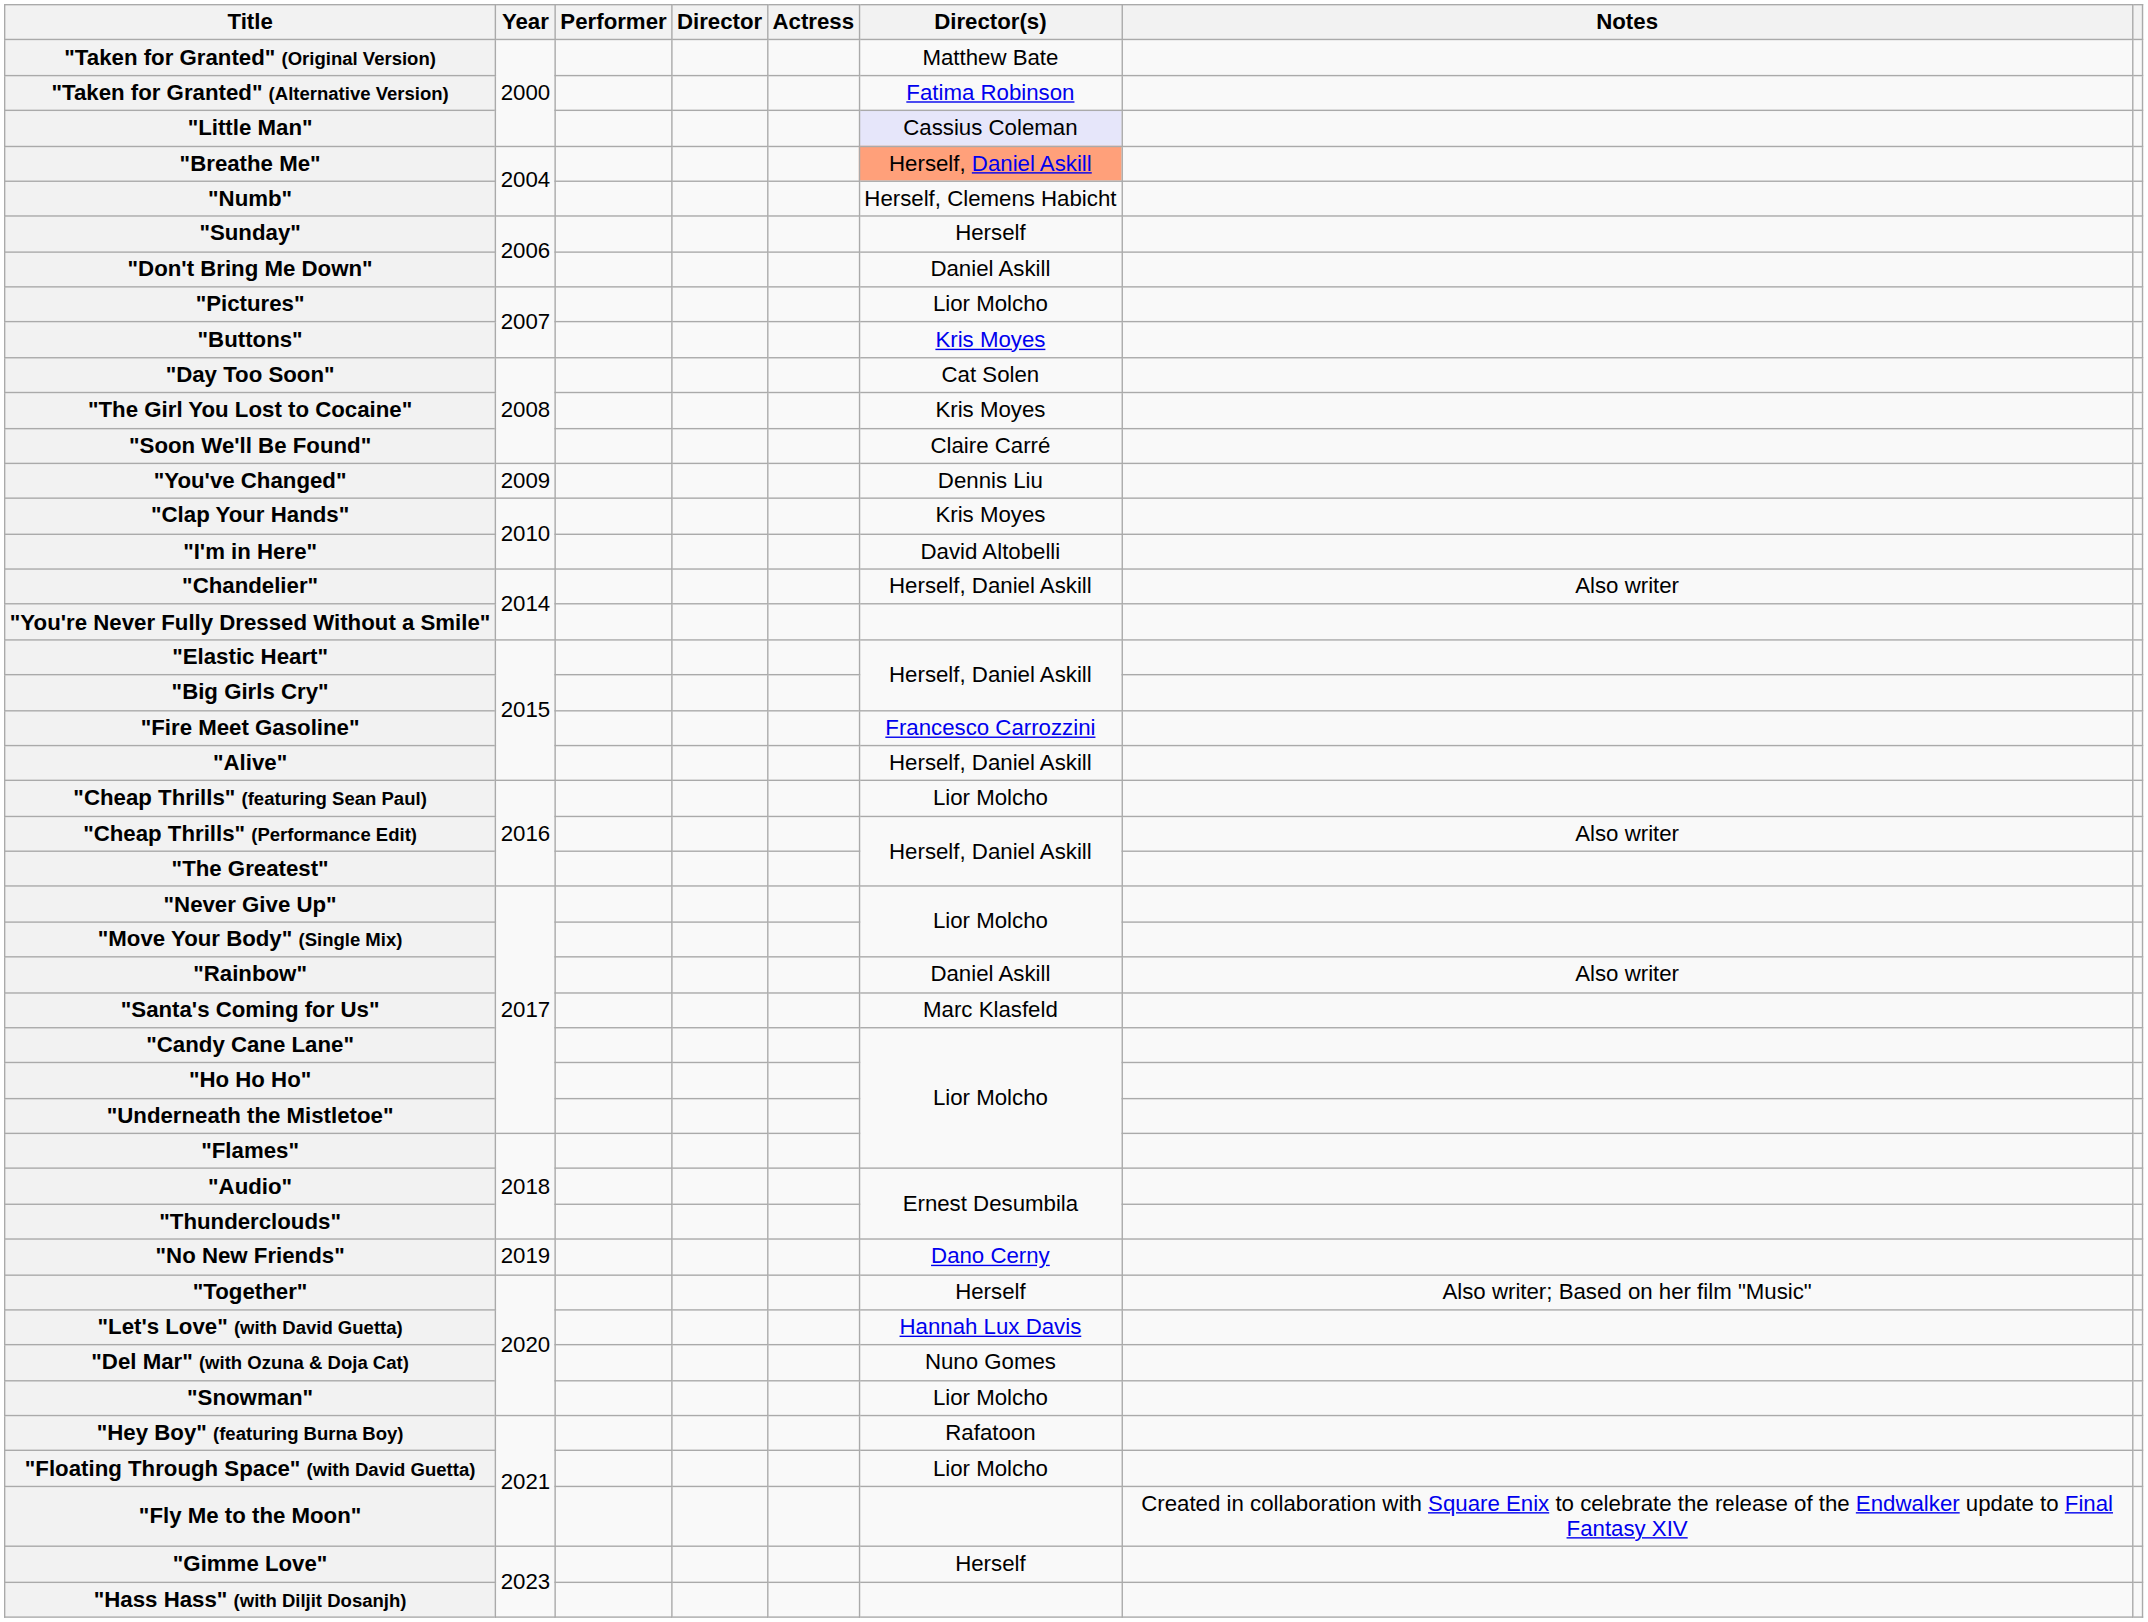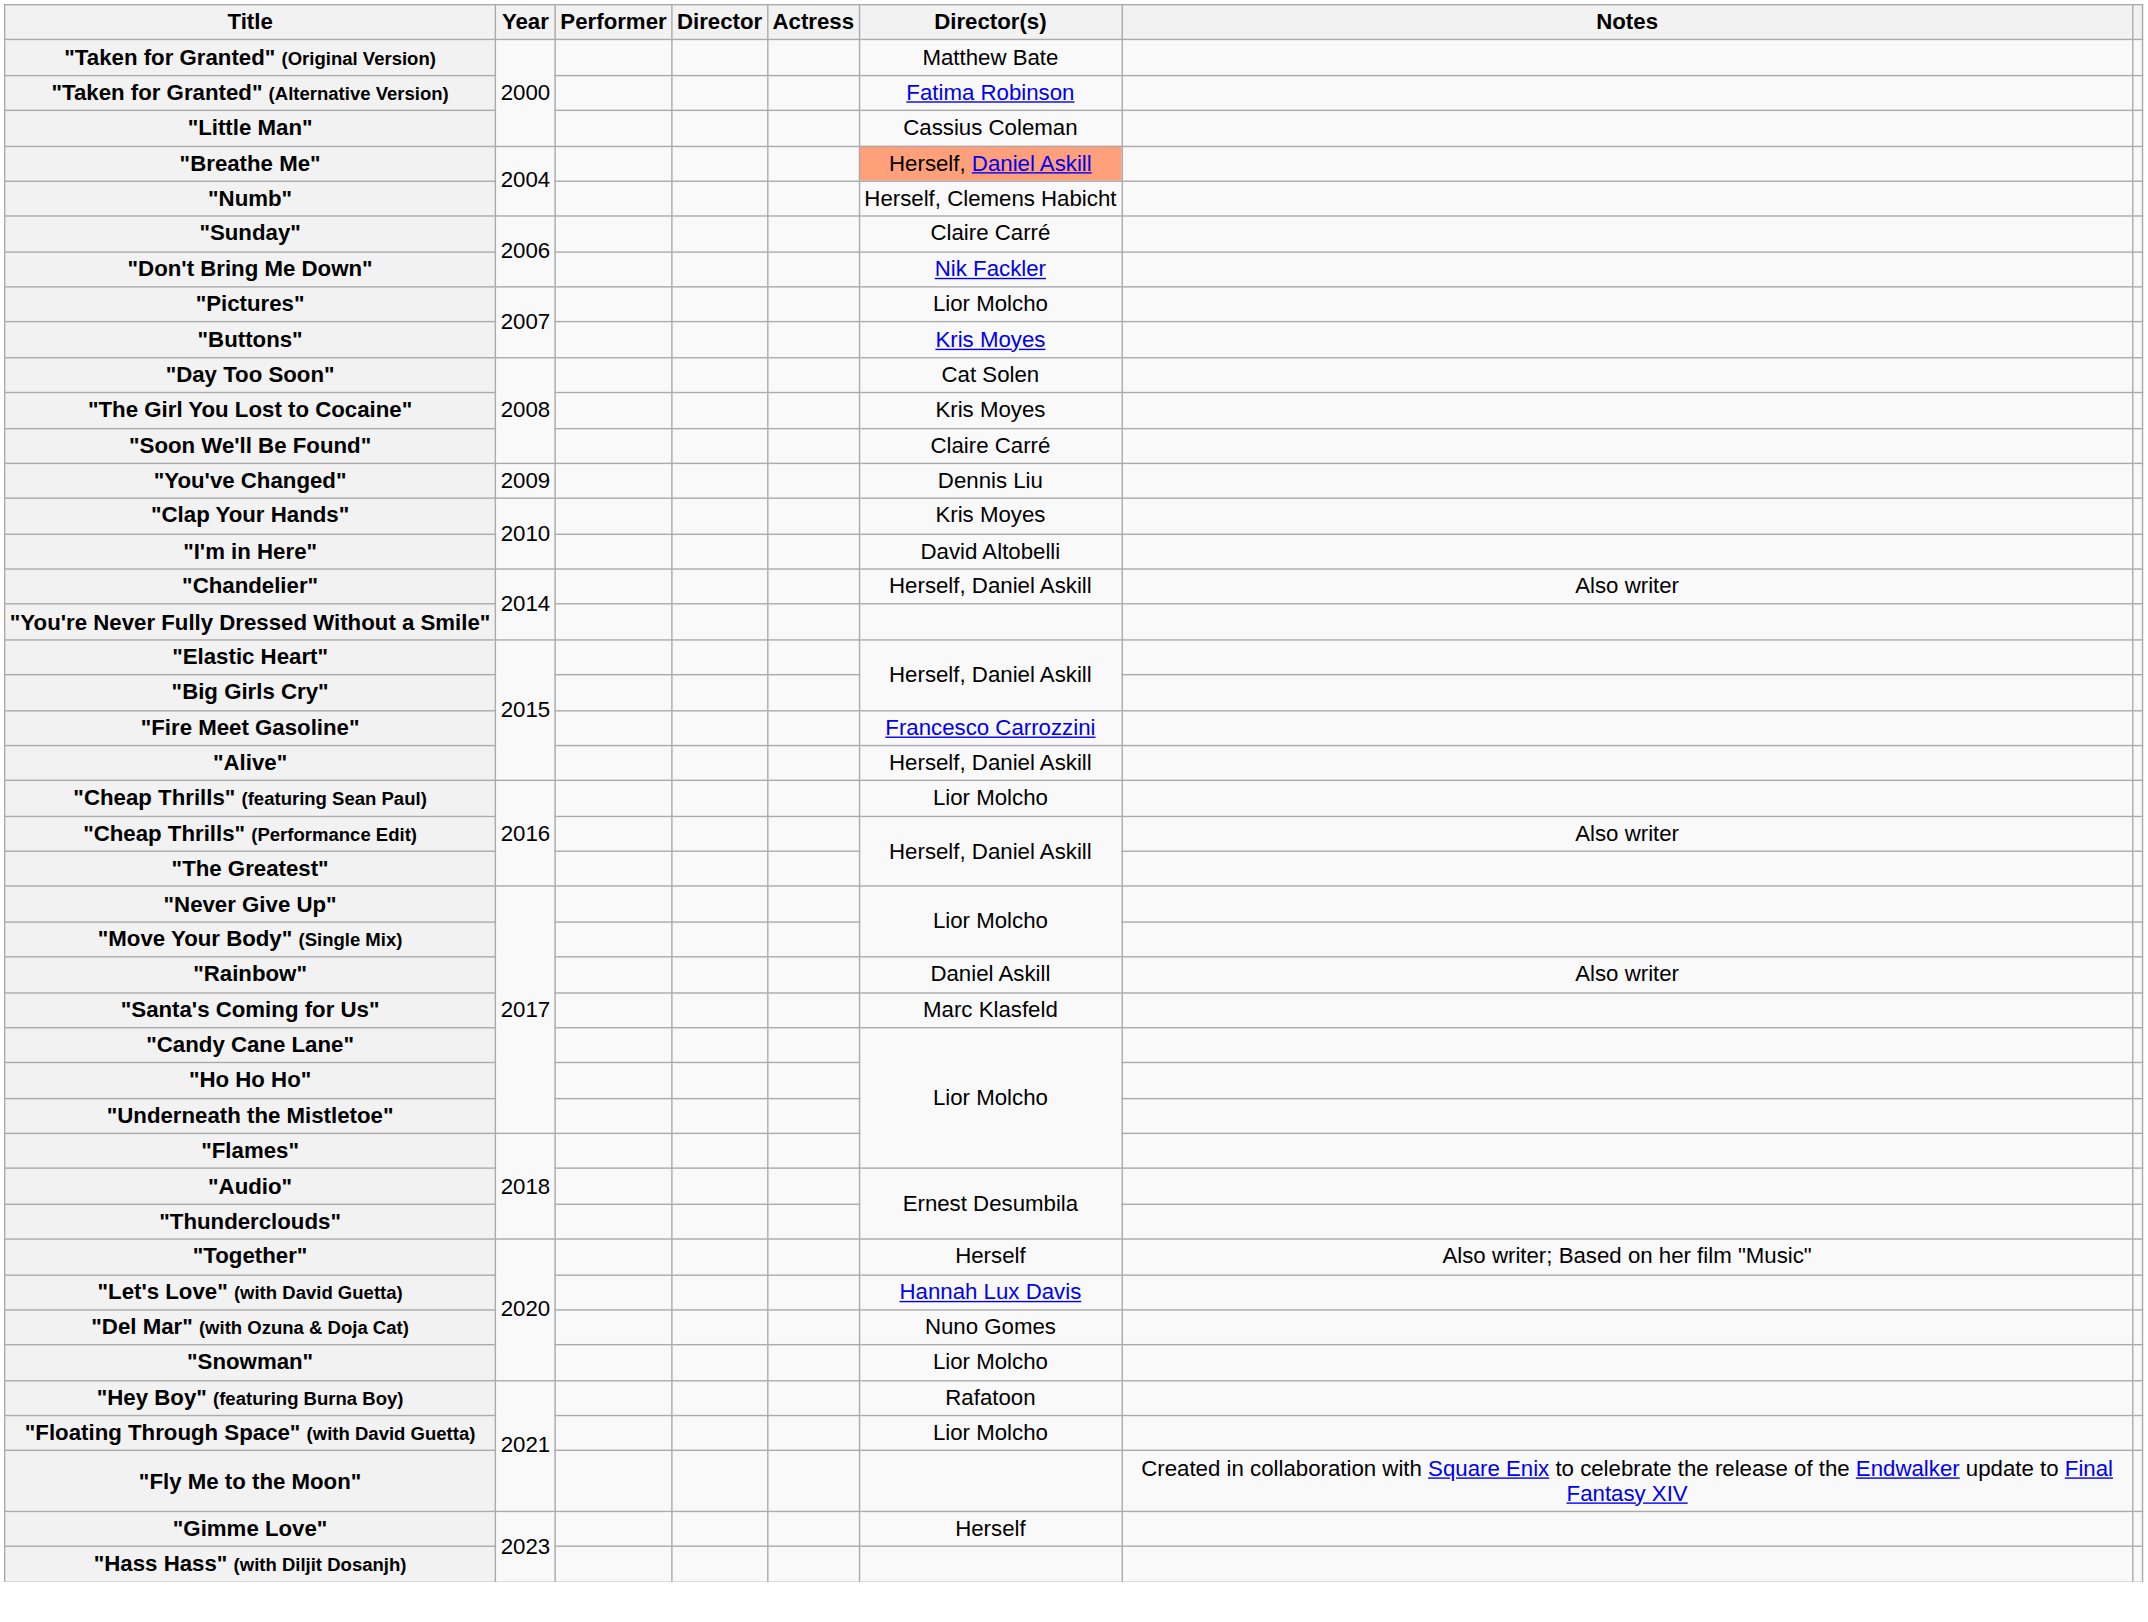(990, 127) lavender background -> (990, 127) no background
(990, 233) Herself -> (990, 233) Claire Carré
(990, 269) Daniel Askill -> (990, 269) Nik Fackler
- row: (250, 1256)
